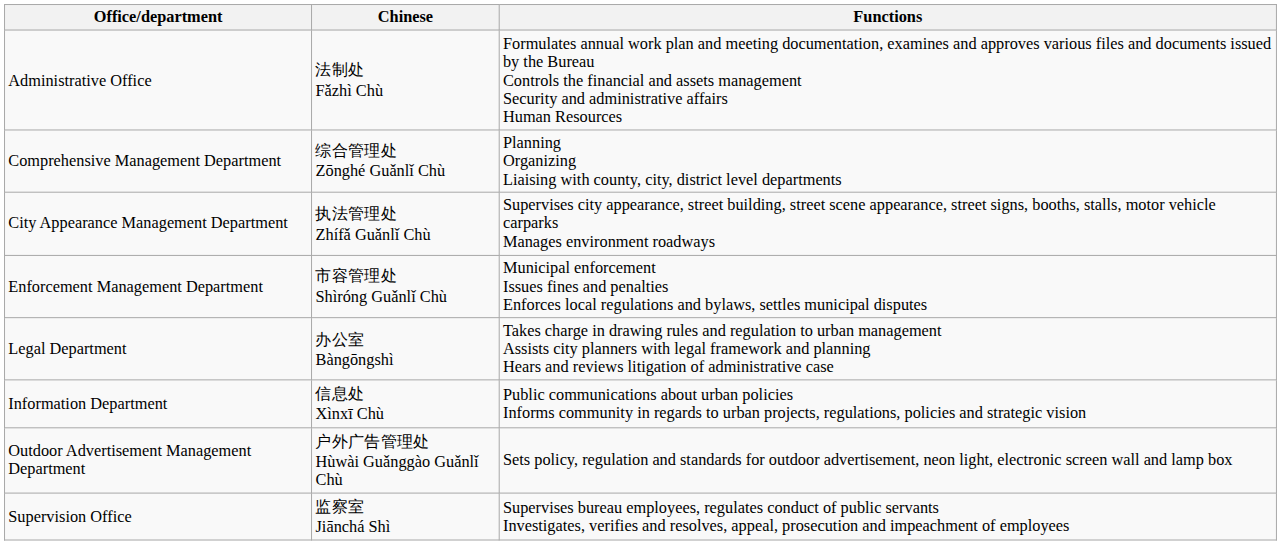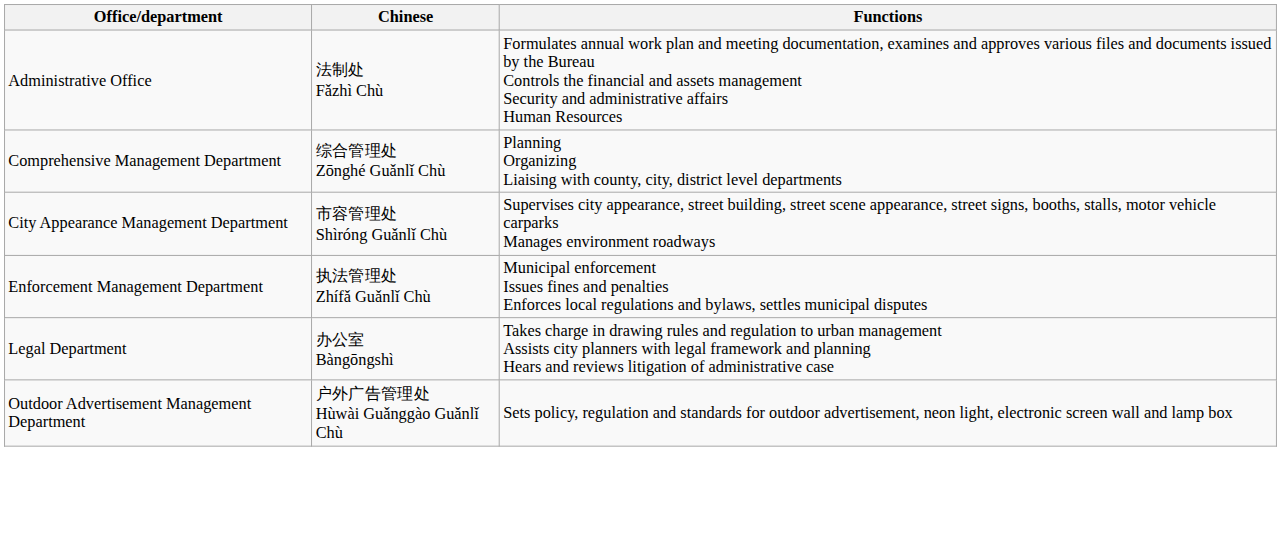(373, 224) 执法管理处 Zhífǎ Guǎnlǐ Chù -> (381, 224) 市容管理处 Shìróng Guǎnlǐ Chù
(381, 286) 市容管理处 Shìróng Guǎnlǐ Chù -> (373, 286) 执法管理处 Zhífǎ Guǎnlǐ Chù
- row: (88, 403)
- row: (70, 516)
